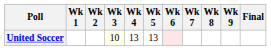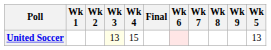columns swapped: (153, 17) <-> (253, 17)
(114, 38) 10 -> (114, 38) 13
(134, 38) 13 -> (134, 38) 15
